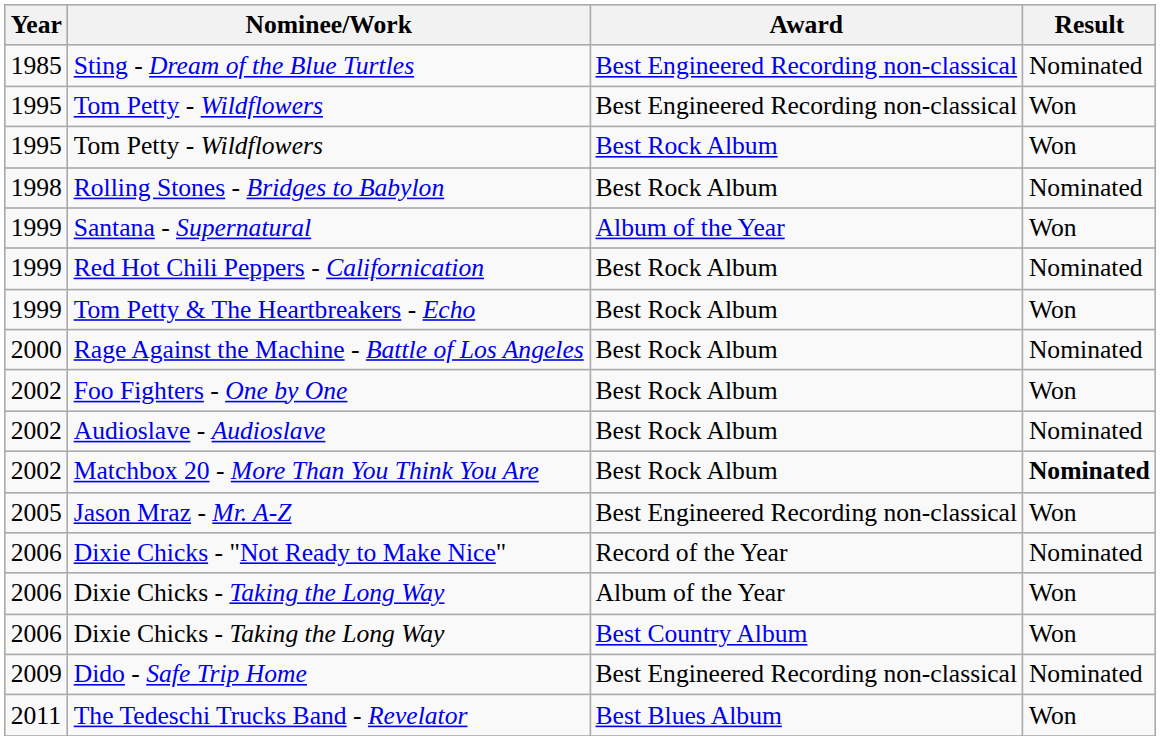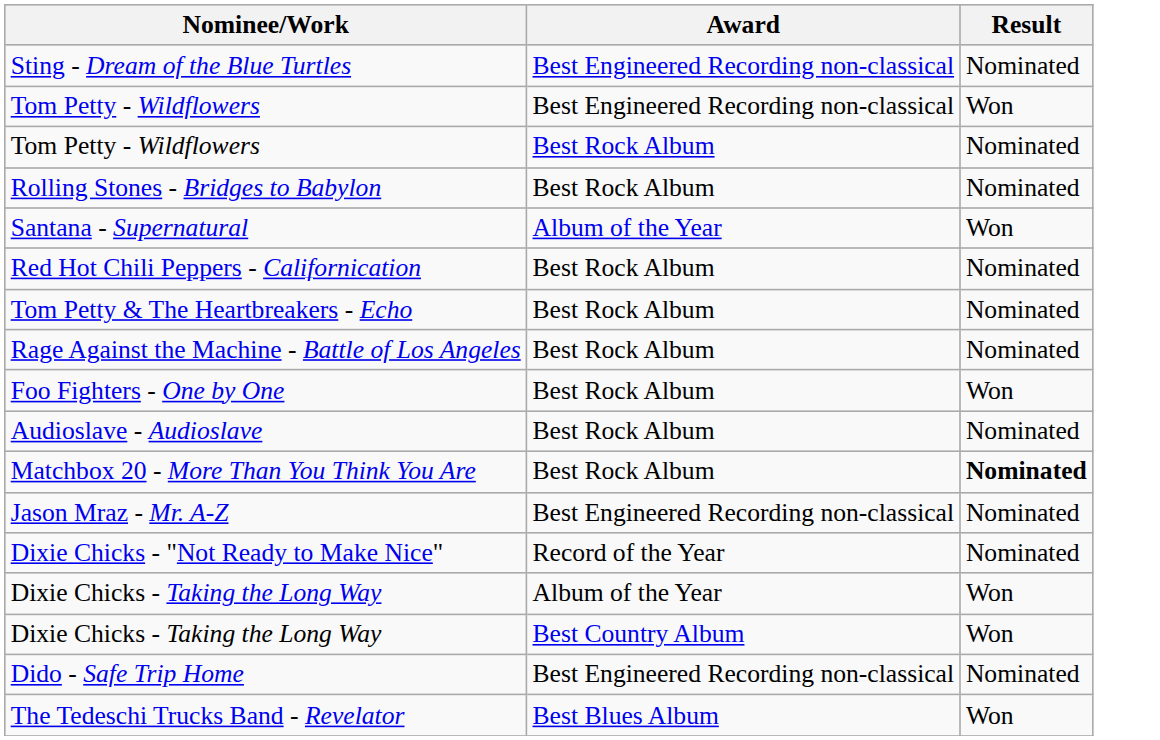- column: (36, 24)
(1053, 146) Won -> (1023, 146) Nominated
(1053, 308) Won -> (1023, 308) Nominated
(1053, 512) Won -> (1023, 512) Nominated
